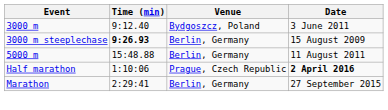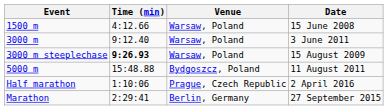+ row: (22, 26)
(214, 26) Bydgoszcz, Poland -> (206, 40) Warsaw, Poland
(209, 40) Berlin, Germany -> (206, 55) Warsaw, Poland
(209, 55) Berlin, Germany -> (214, 69) Bydgoszcz, Poland
(322, 69) bold -> (322, 84) normal
